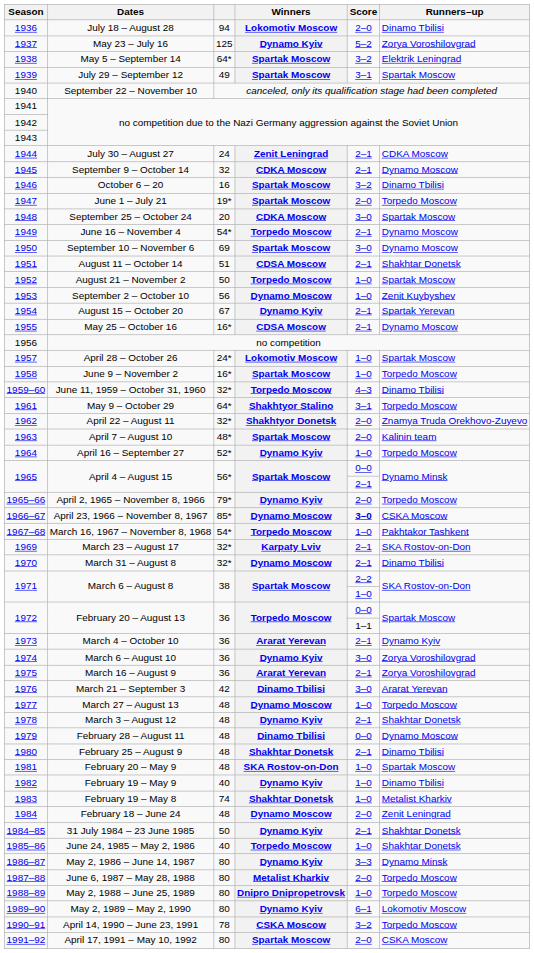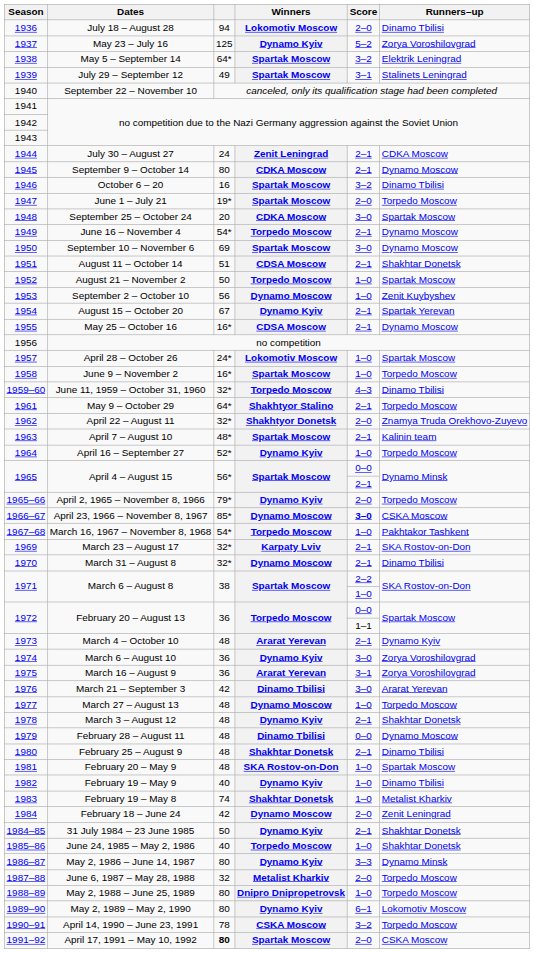(418, 75) Spartak Moscow -> (424, 75) Stalinets Leningrad
(224, 169) 32 -> (224, 169) 80
(363, 405) 3–1 -> (363, 405) 2–1
(363, 437) 2–0 -> (363, 437) 2–1
(224, 641) 36 -> (224, 641) 48
(363, 673) 2–1 -> (363, 673) 3–1
(224, 814) 48 -> (224, 814) 42
(224, 877) 80 -> (224, 877) 32
(224, 940) normal -> (224, 940) bold
